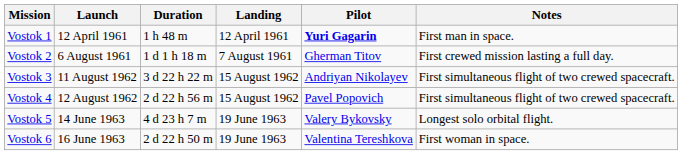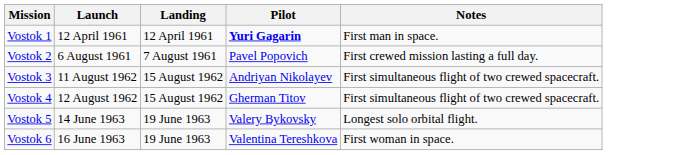- column: (178, 15)
(343, 56) Gherman Titov -> (268, 56) Pavel Popovich
(344, 98) Pavel Popovich -> (267, 98) Gherman Titov
